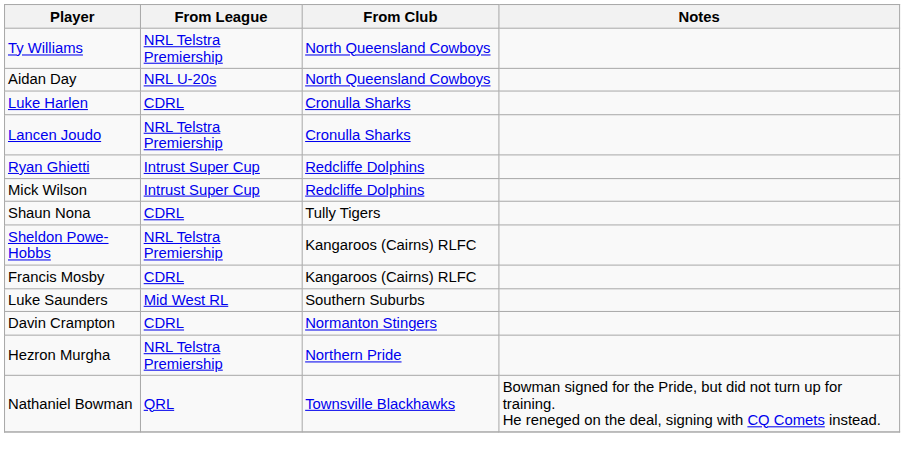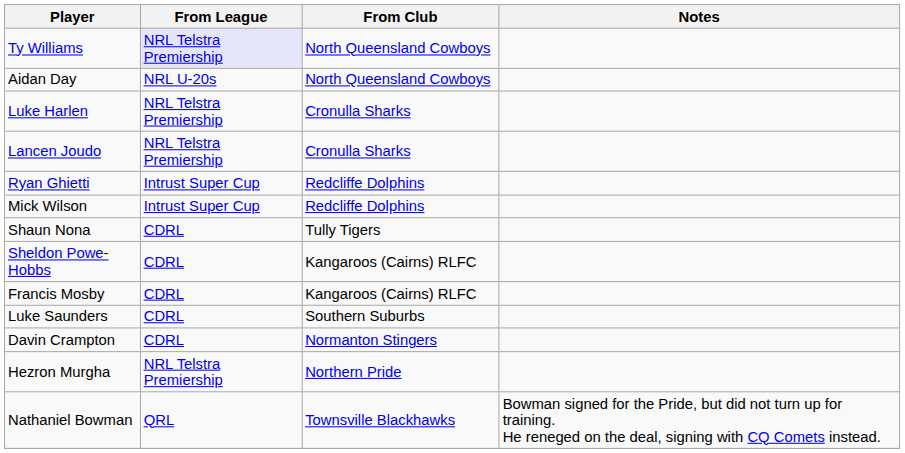(183, 48) no background -> (183, 48) lavender background
(164, 103) CDRL -> (183, 112) NRL Telstra Premiership
(183, 245) NRL Telstra Premiership -> (164, 262) CDRL
(186, 300) Mid West RL -> (164, 317) CDRL
